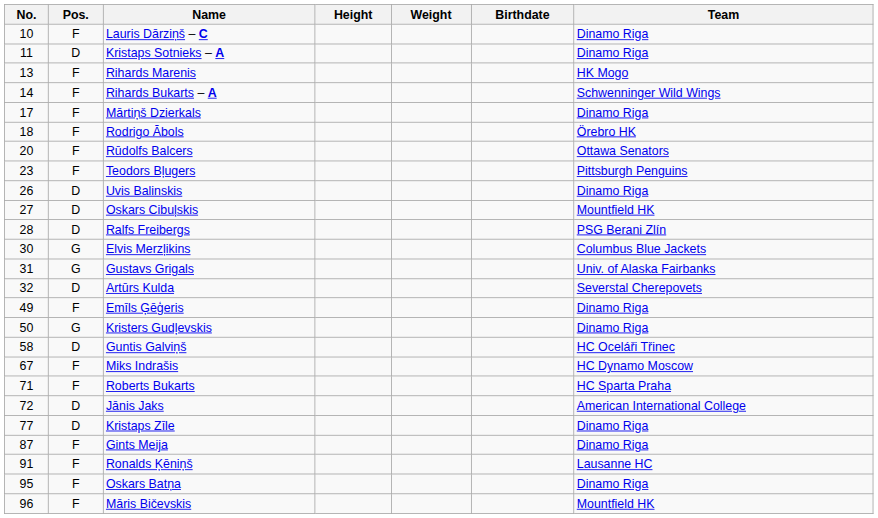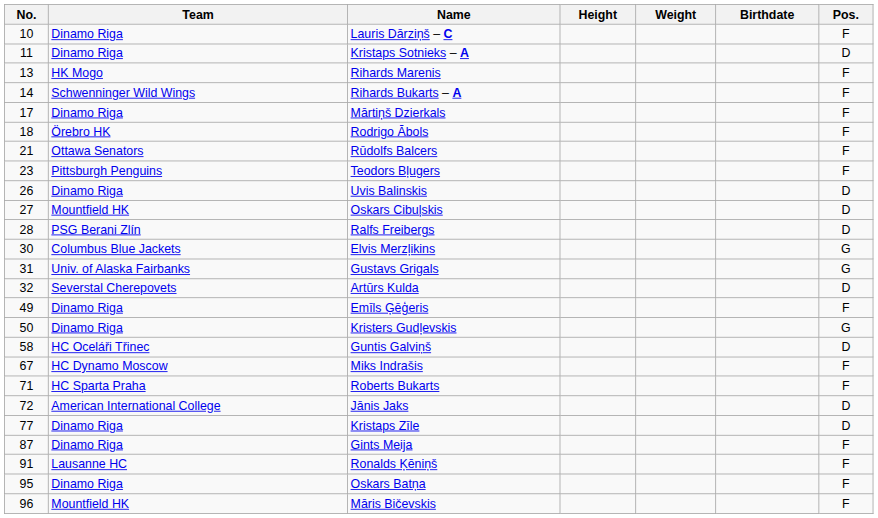columns swapped: (76, 15) <-> (724, 15)
(26, 152) 20 -> (26, 152) 21
